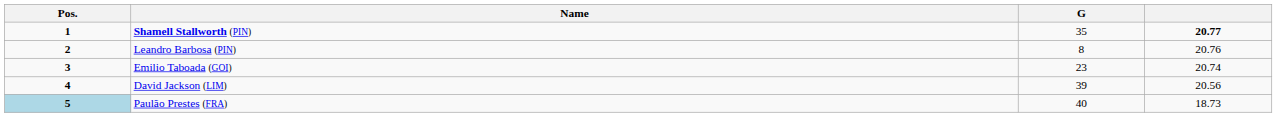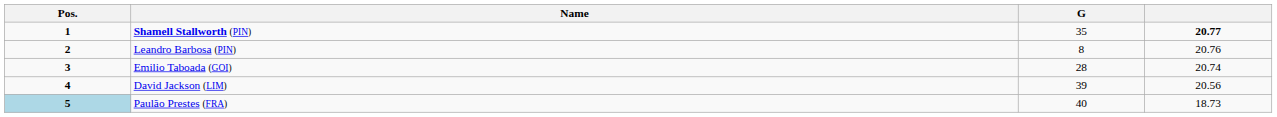(1081, 67) 23 -> (1081, 67) 28
